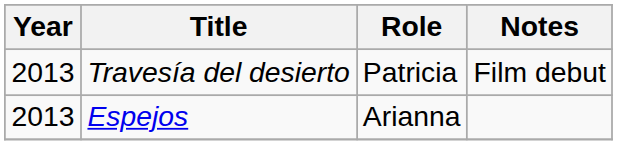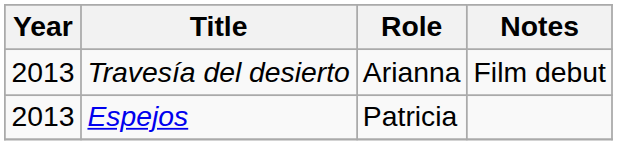(410, 71) Patricia -> (412, 71) Arianna
(412, 116) Arianna -> (410, 116) Patricia
